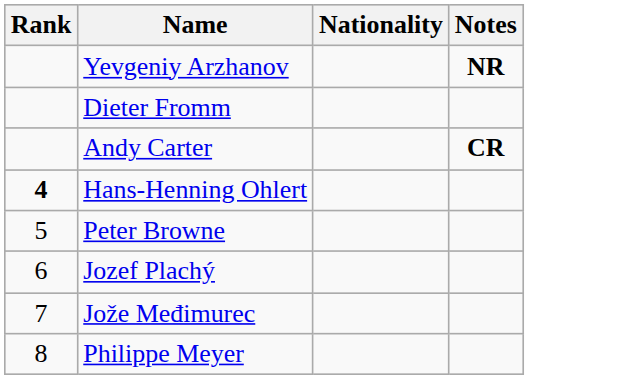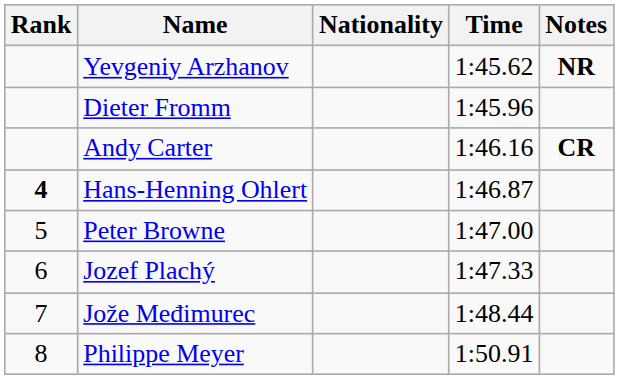+ column: (494, 25)
